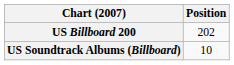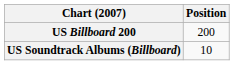(206, 32) 202 -> (206, 32) 200
